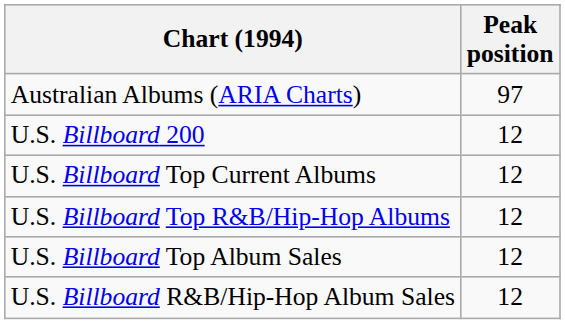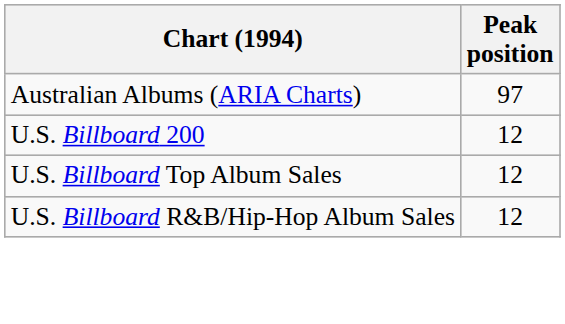- row: (193, 175)
- row: (230, 216)
